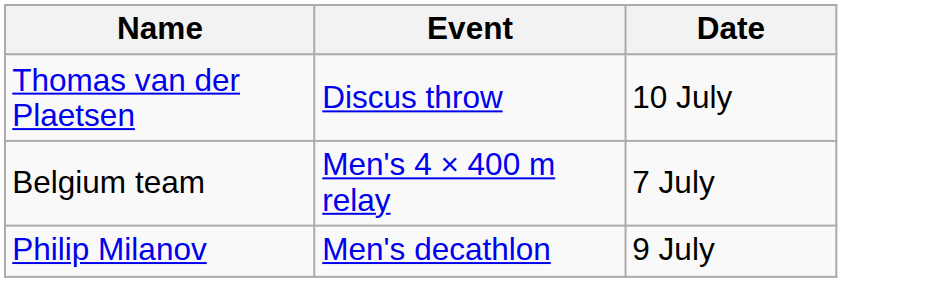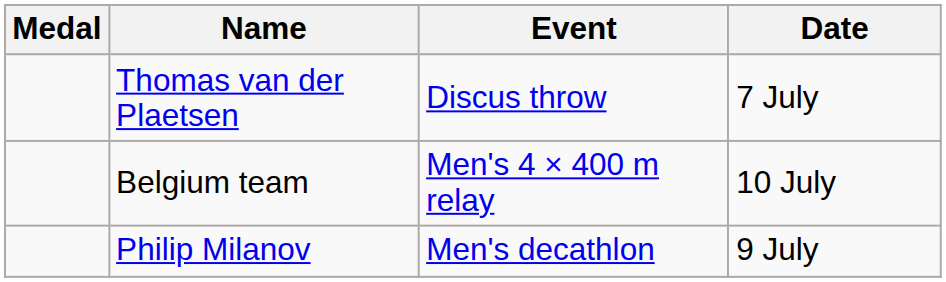+ column: (57, 29)
(682, 97) 10 July -> (777, 97) 7 July
(673, 182) 7 July -> (786, 182) 10 July
